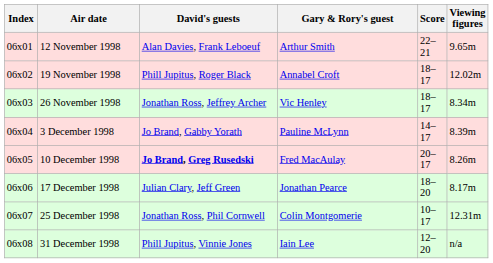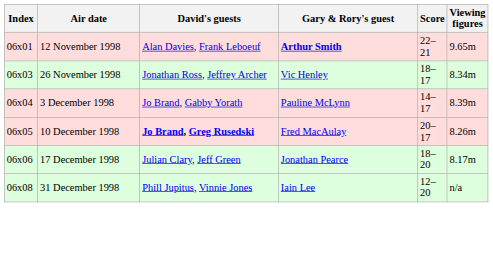(307, 46) normal -> (311, 46) bold
- row: (80, 74)
- row: (80, 215)
